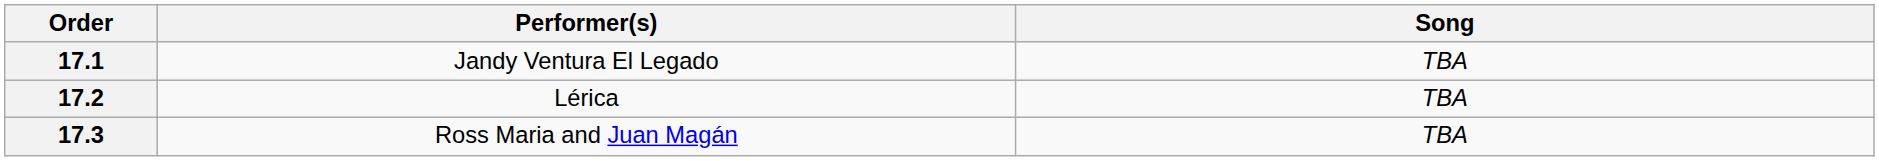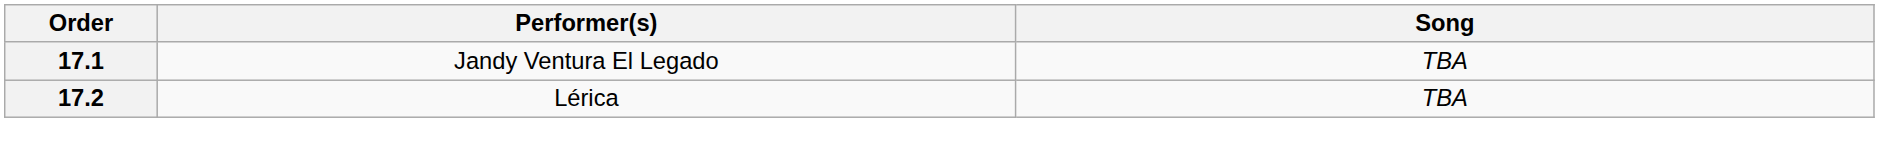- row: (81, 135)
